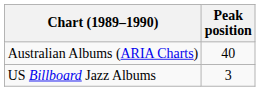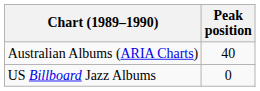(228, 75) 3 -> (228, 75) 0
